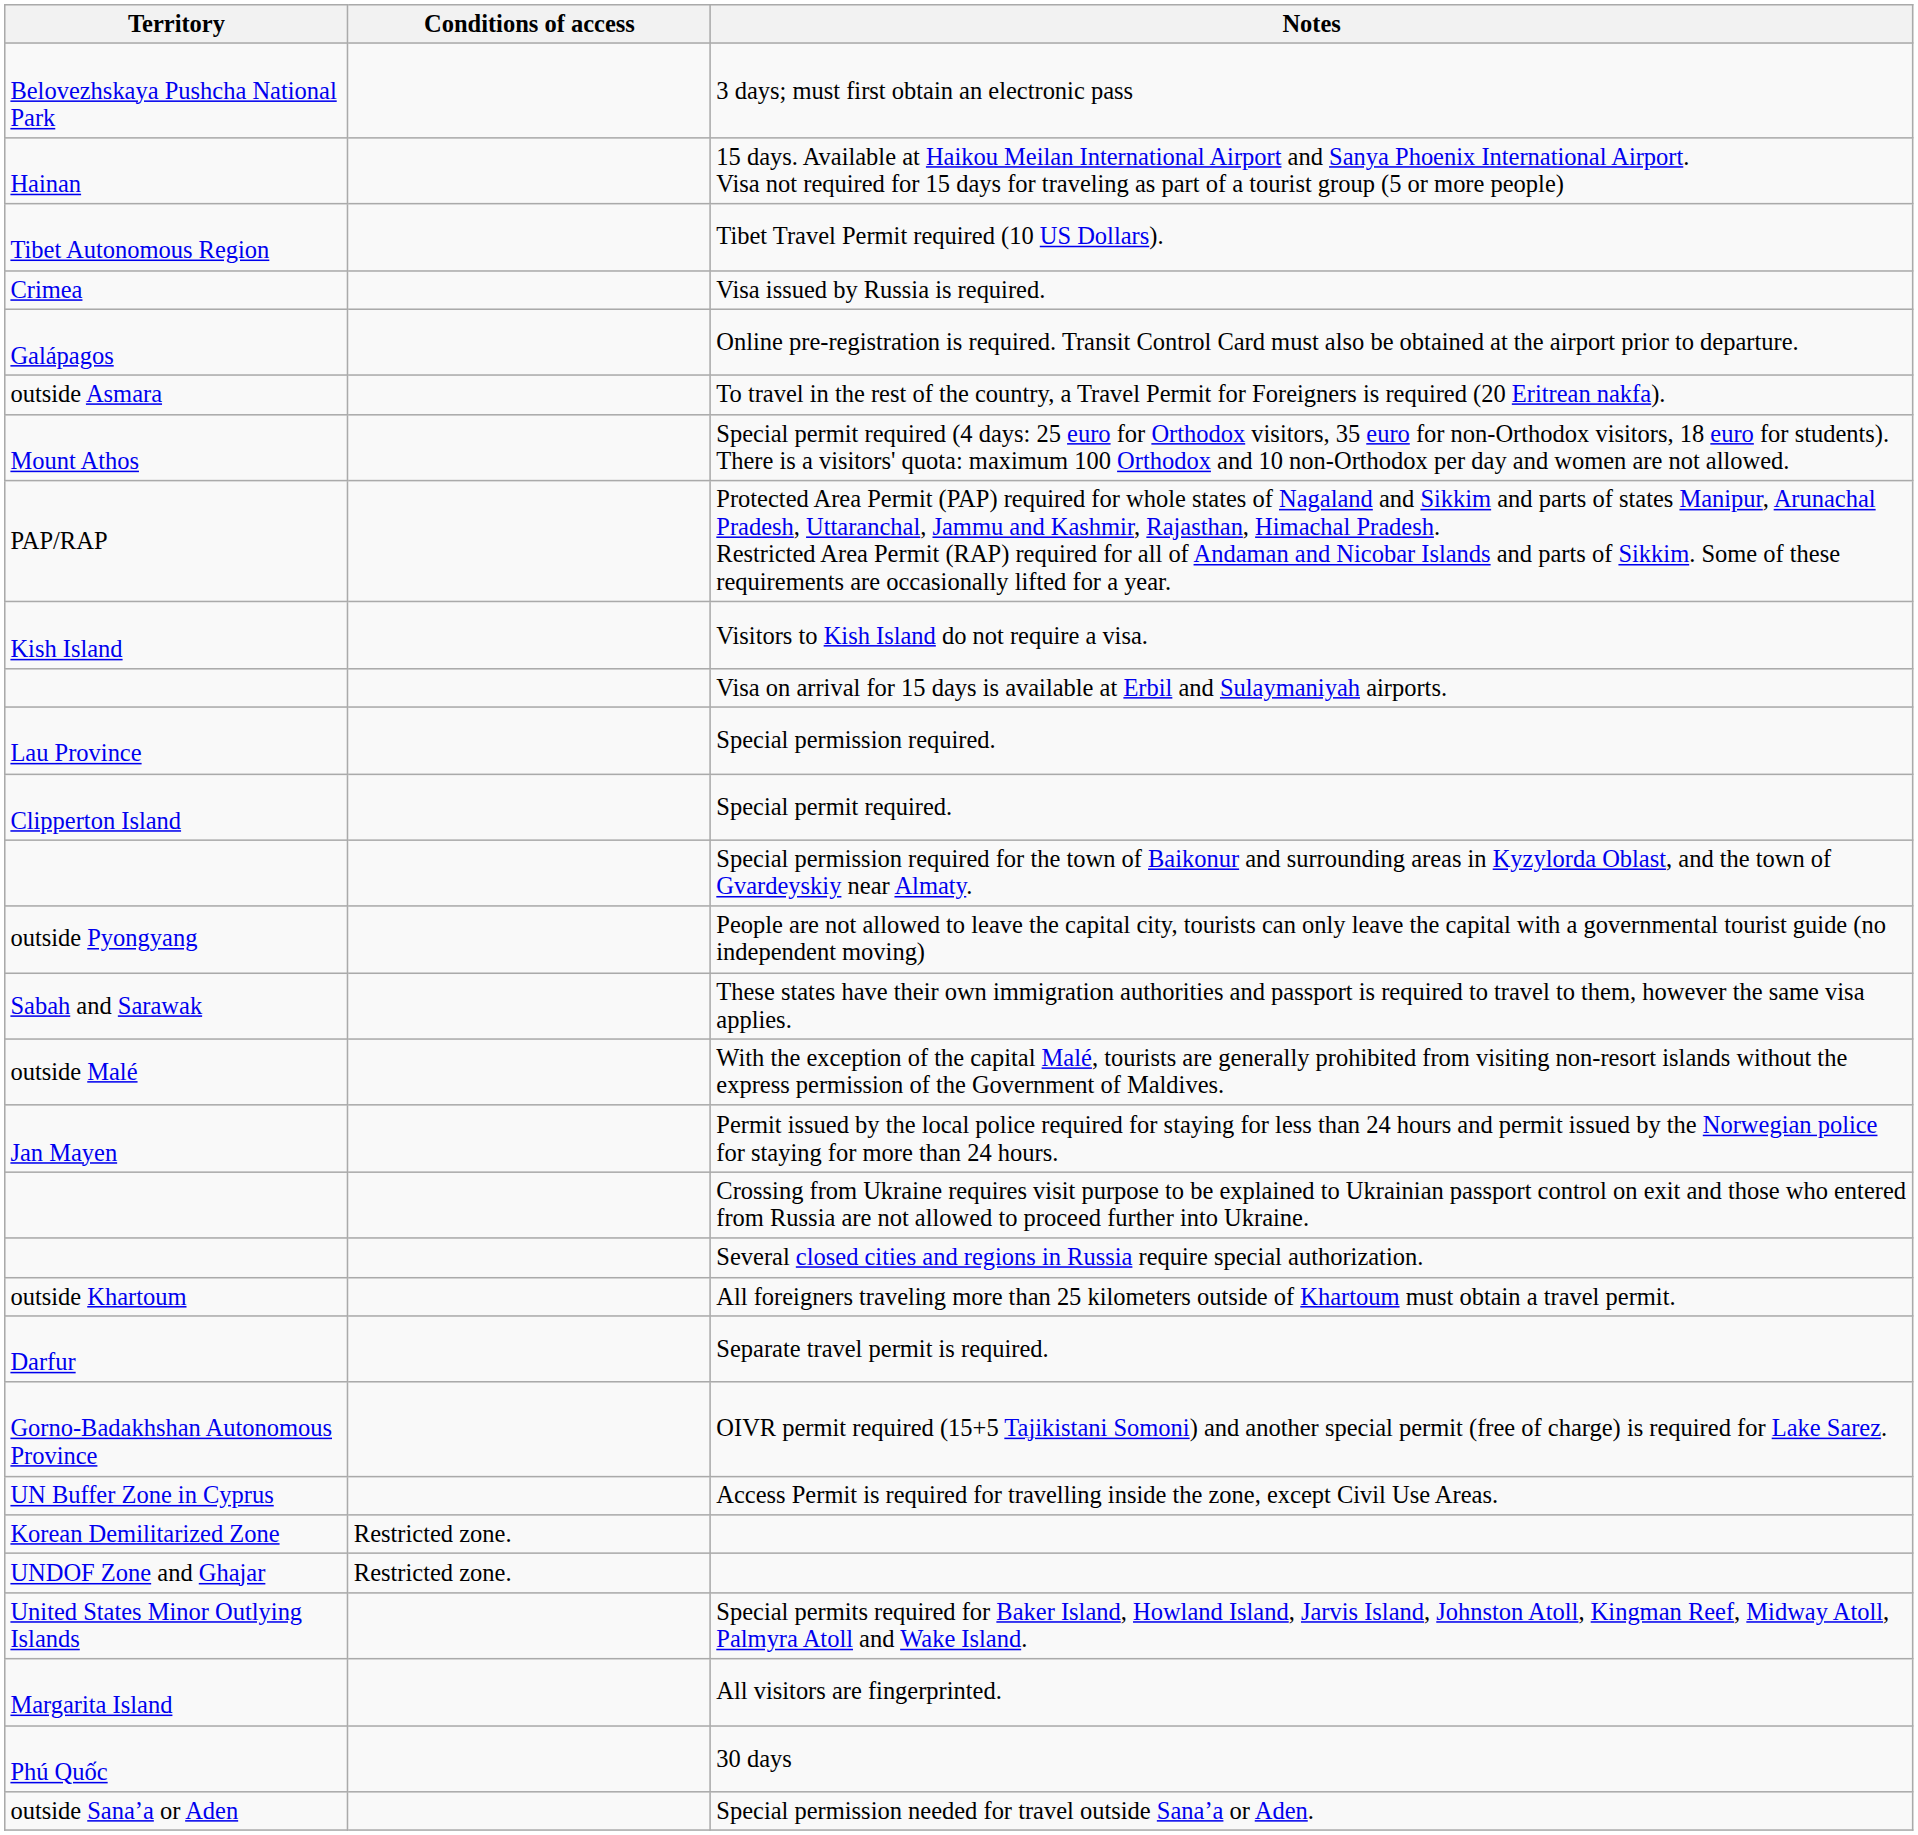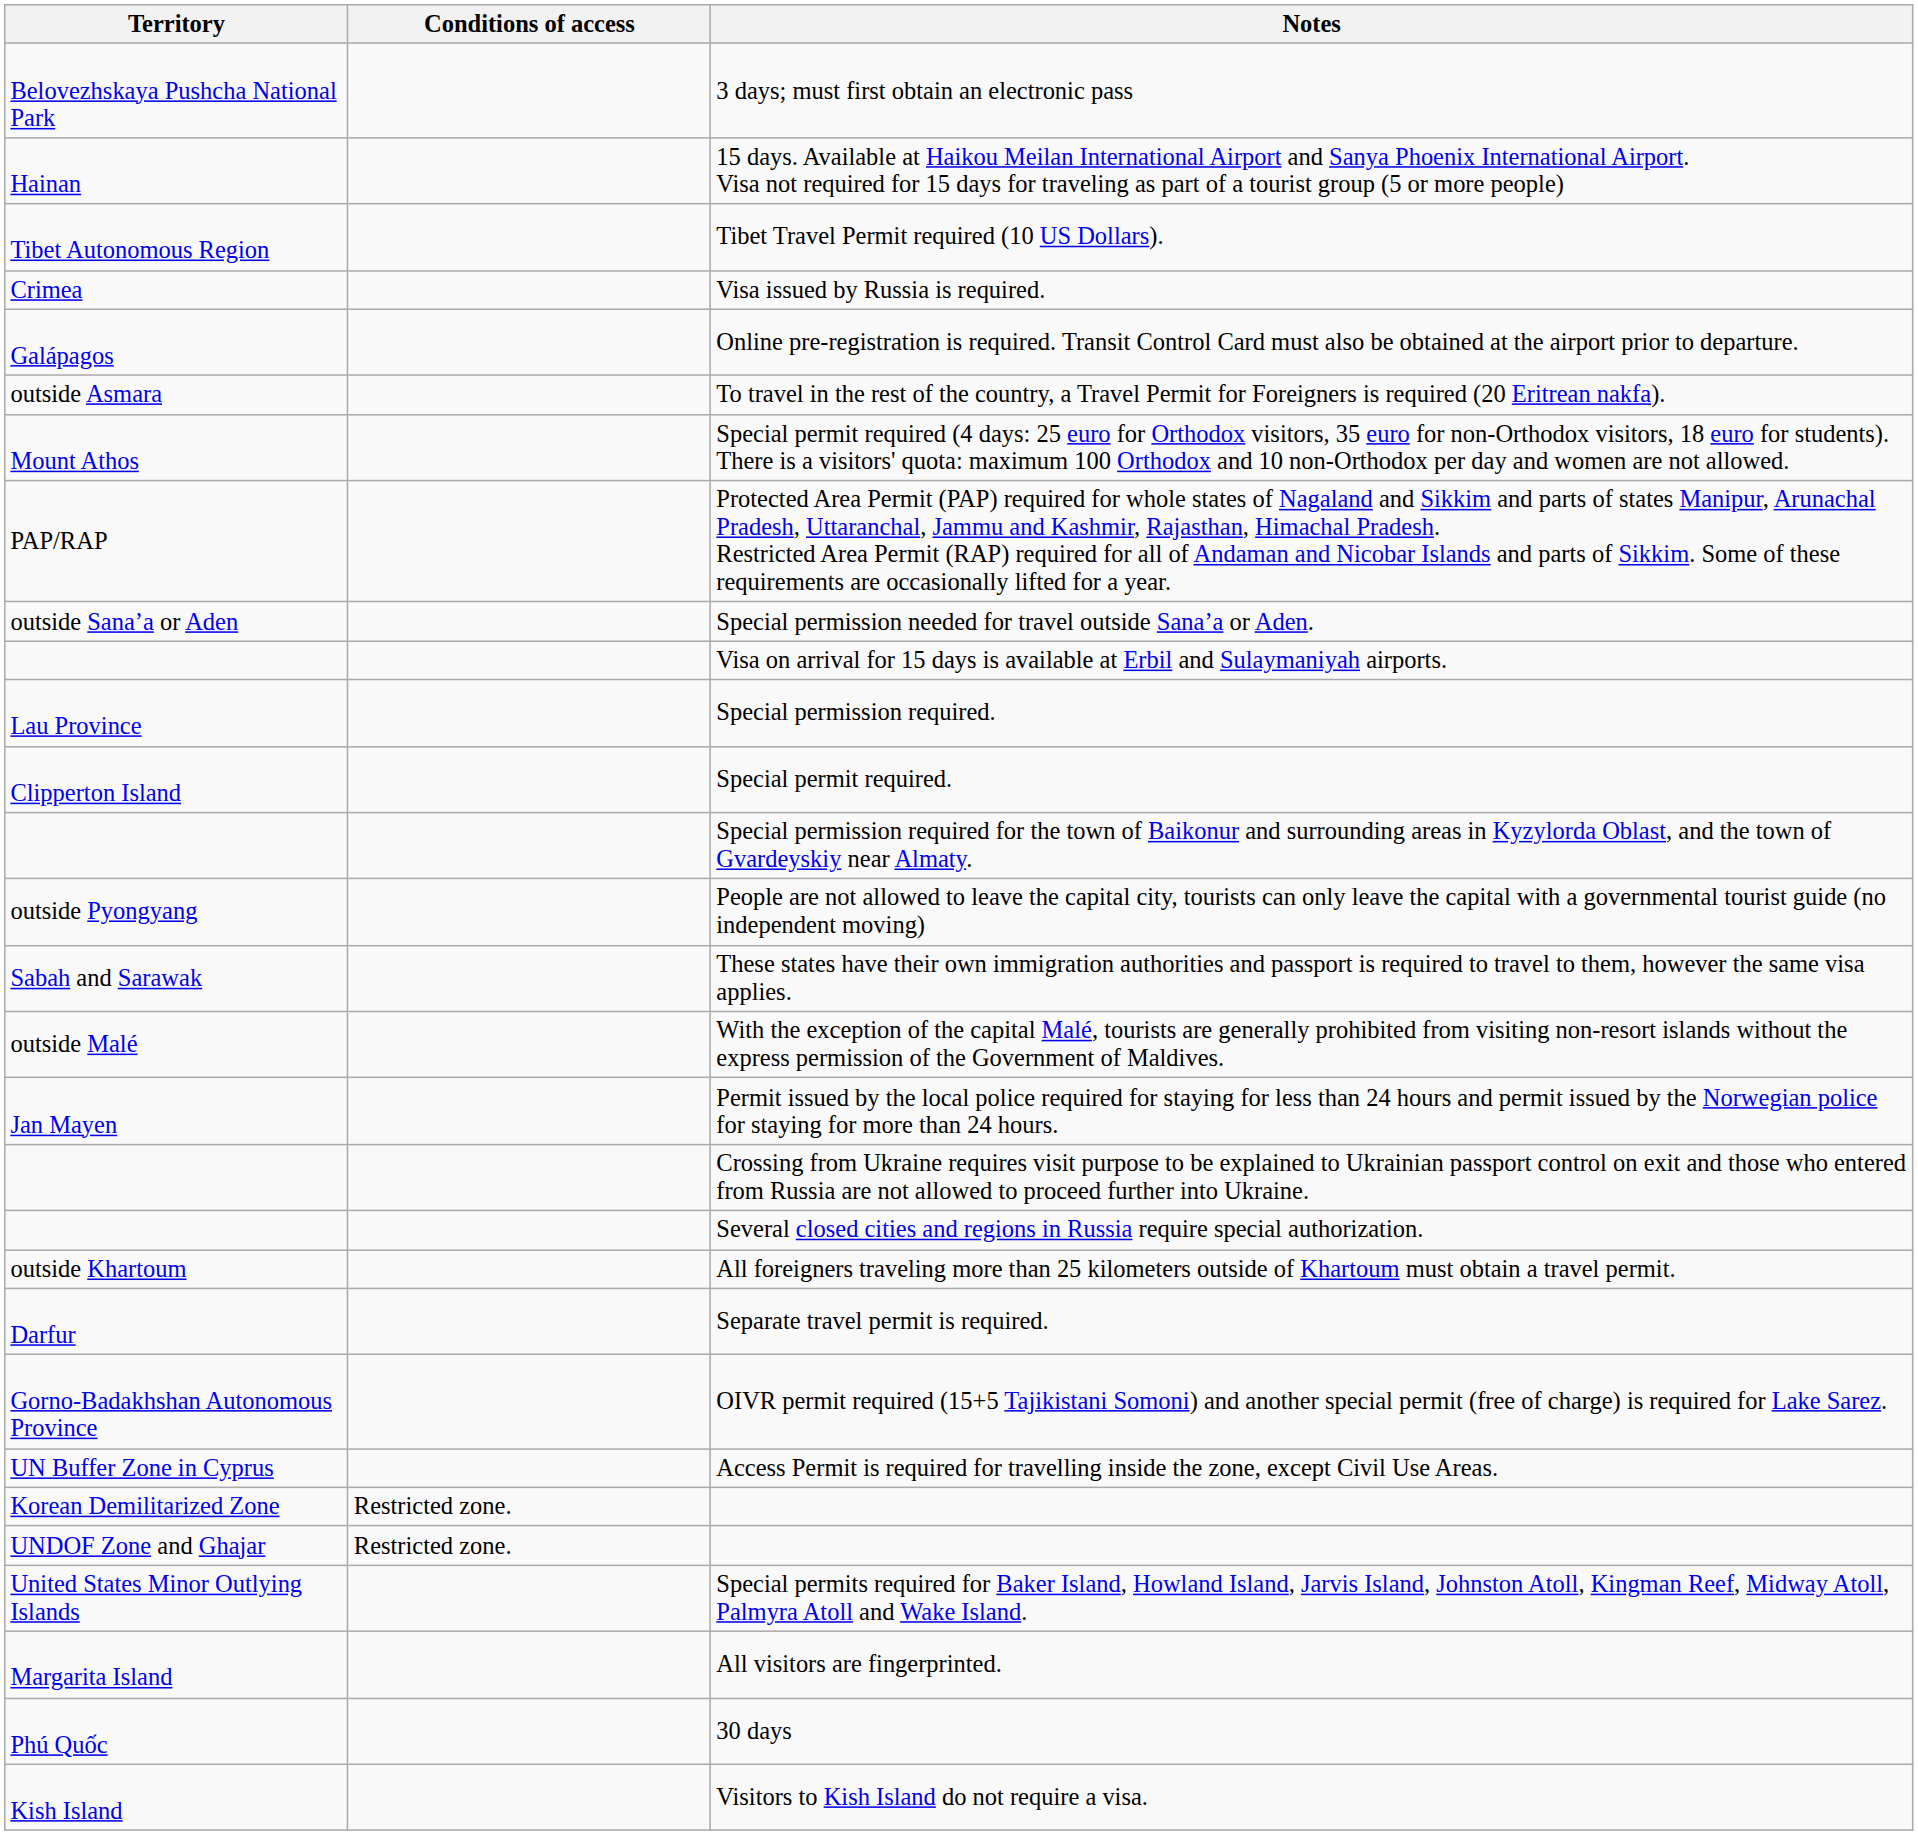rows swapped: (67, 648) <-> (124, 1810)
